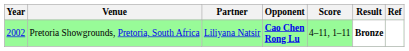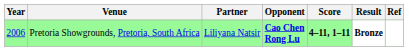(16, 33) 2002 -> (16, 33) 2006
(330, 33) normal -> (330, 33) bold
